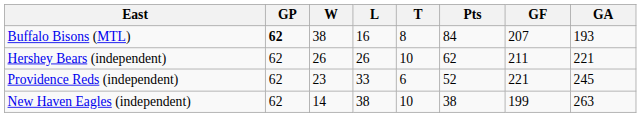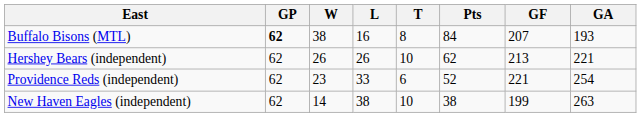(518, 58) 211 -> (518, 58) 213
(584, 79) 245 -> (584, 79) 254
